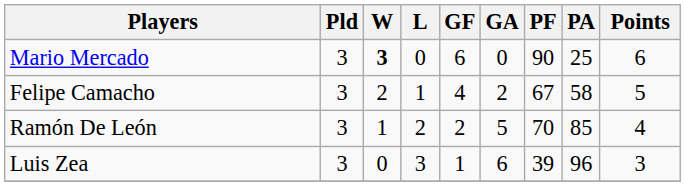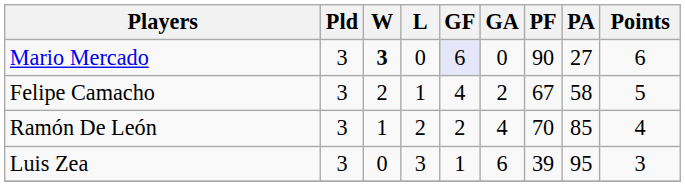(460, 57) no background -> (460, 57) lavender background
(581, 57) 25 -> (581, 57) 27
(502, 127) 5 -> (502, 127) 4
(581, 163) 96 -> (581, 163) 95
